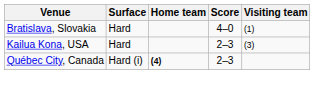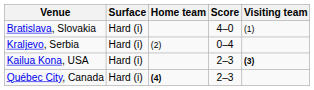(120, 28) Hard -> (126, 28) Hard (i)
+ row: (43, 45)
(120, 45) Hard -> (126, 61) Hard (i)
(249, 45) normal -> (249, 61) bold
